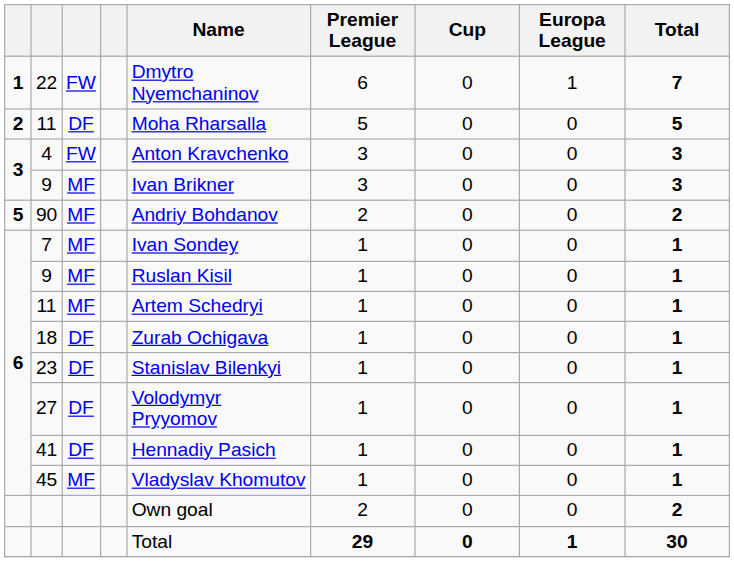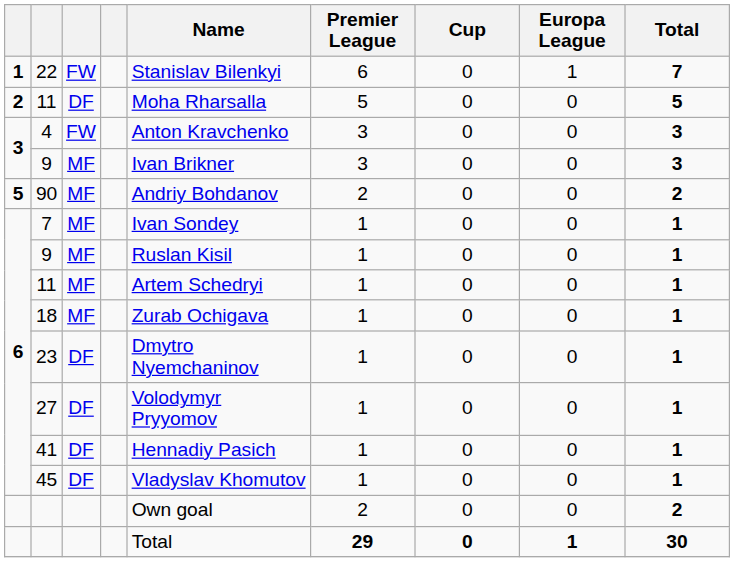(195, 82) Dmytro Nyemchaninov -> (206, 71) Stanislav Bilenkyi
(81, 336) DF -> (81, 315) MF
(206, 367) Stanislav Bilenkyi -> (195, 356) Dmytro Nyemchaninov
(81, 480) MF -> (81, 480) DF
